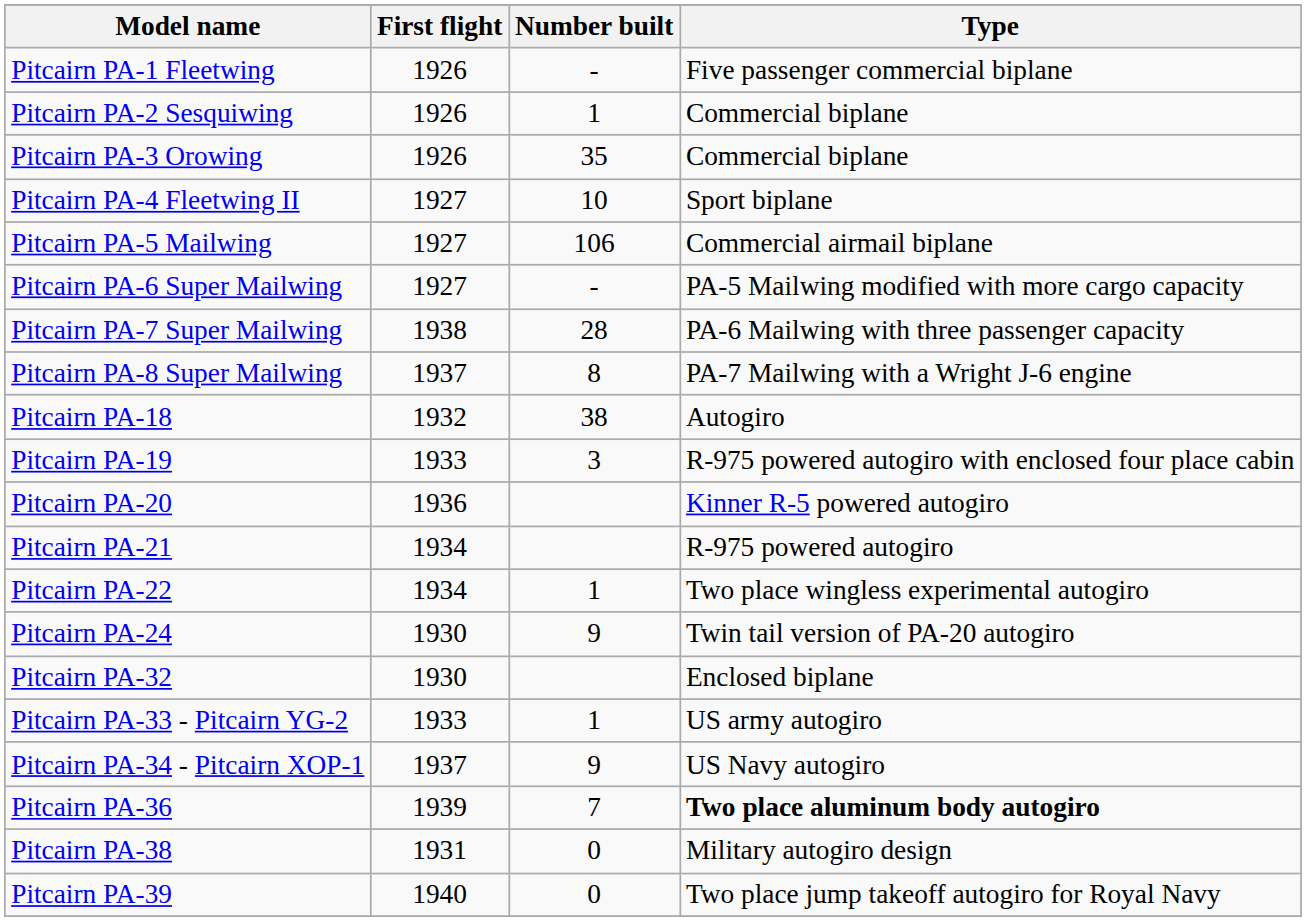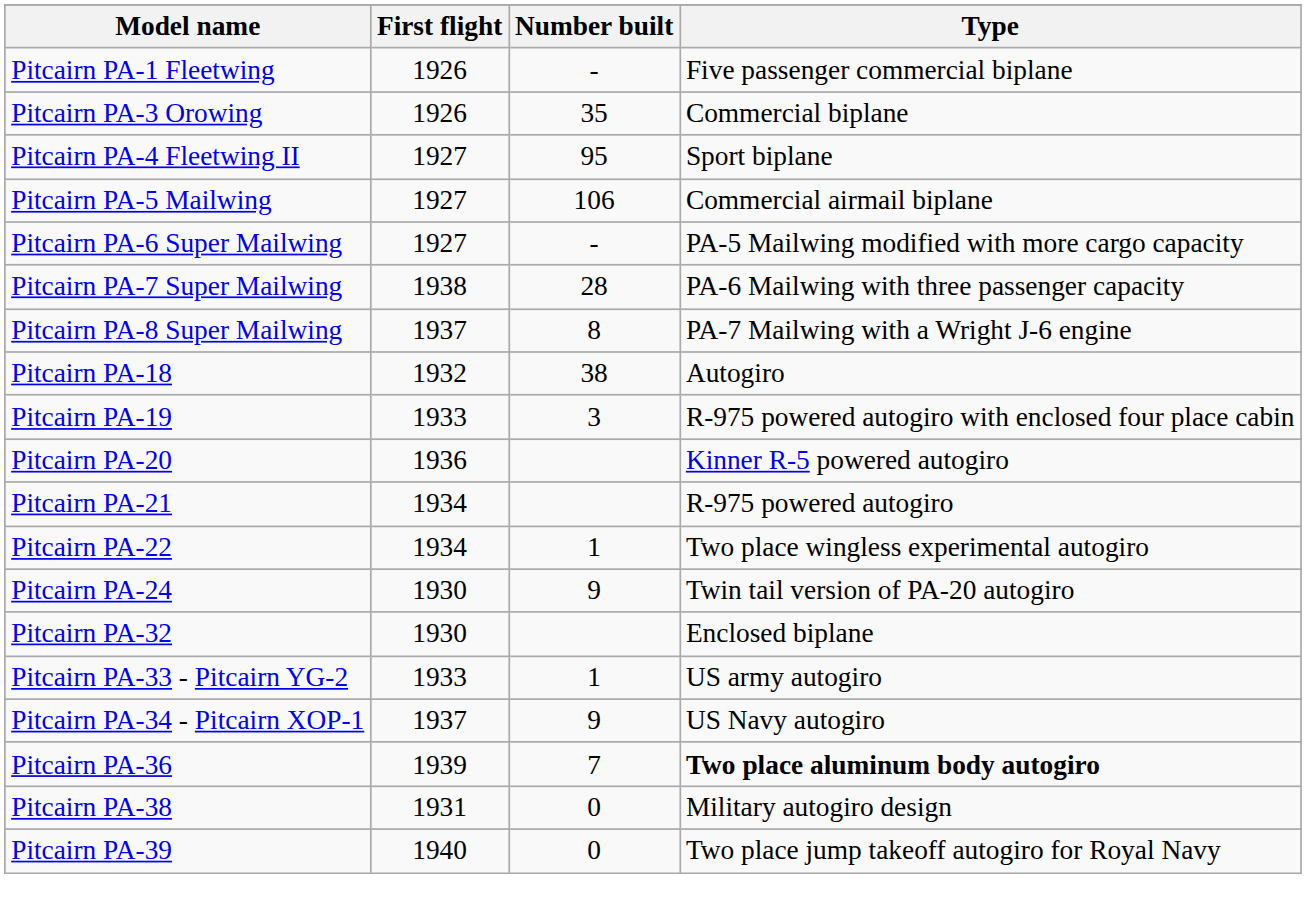- row: (152, 112)
(594, 199) 10 -> (594, 156) 95
